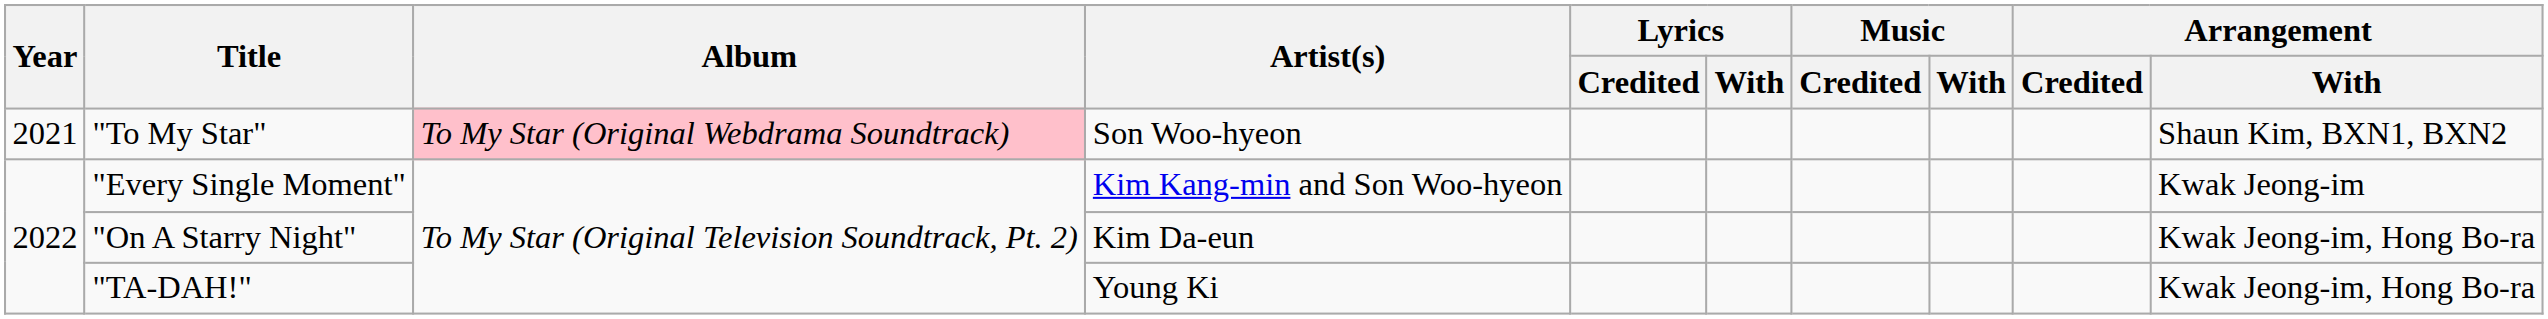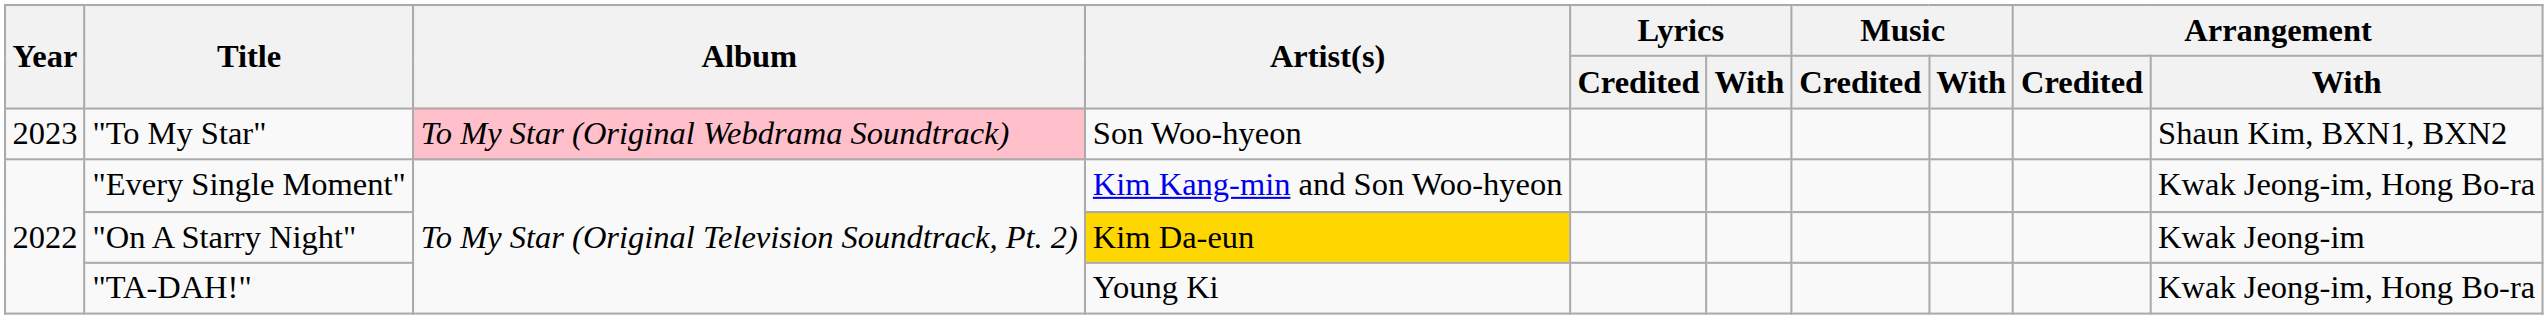(45, 133) 2021 -> (45, 133) 2023
(2261, 184) Kwak Jeong-im -> (2347, 184) Kwak Jeong-im, Hong Bo-ra
(1174, 236) no background -> (1174, 236) gold background
(2347, 236) Kwak Jeong-im, Hong Bo-ra -> (2261, 236) Kwak Jeong-im
